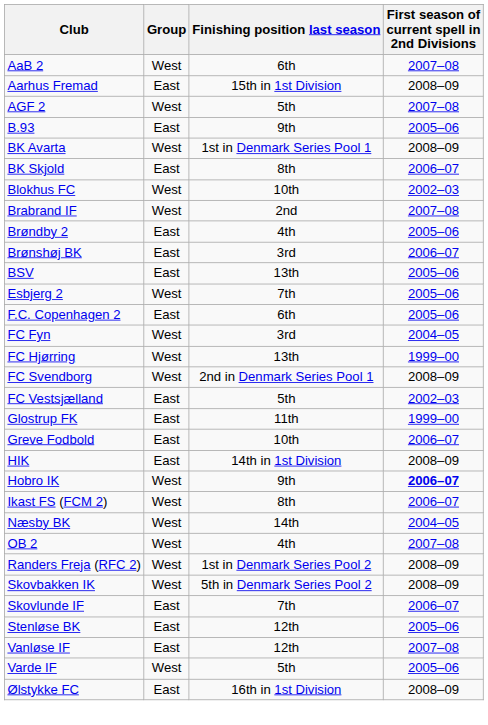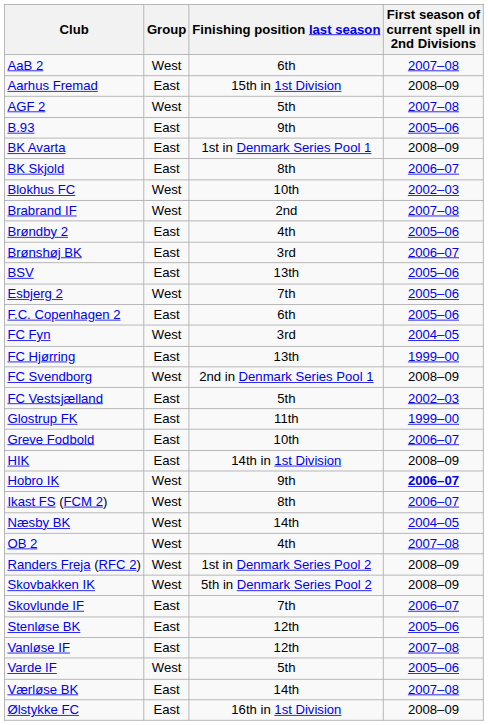(167, 148) West -> (167, 148) East
(167, 356) West -> (167, 356) East
+ row: (43, 689)
